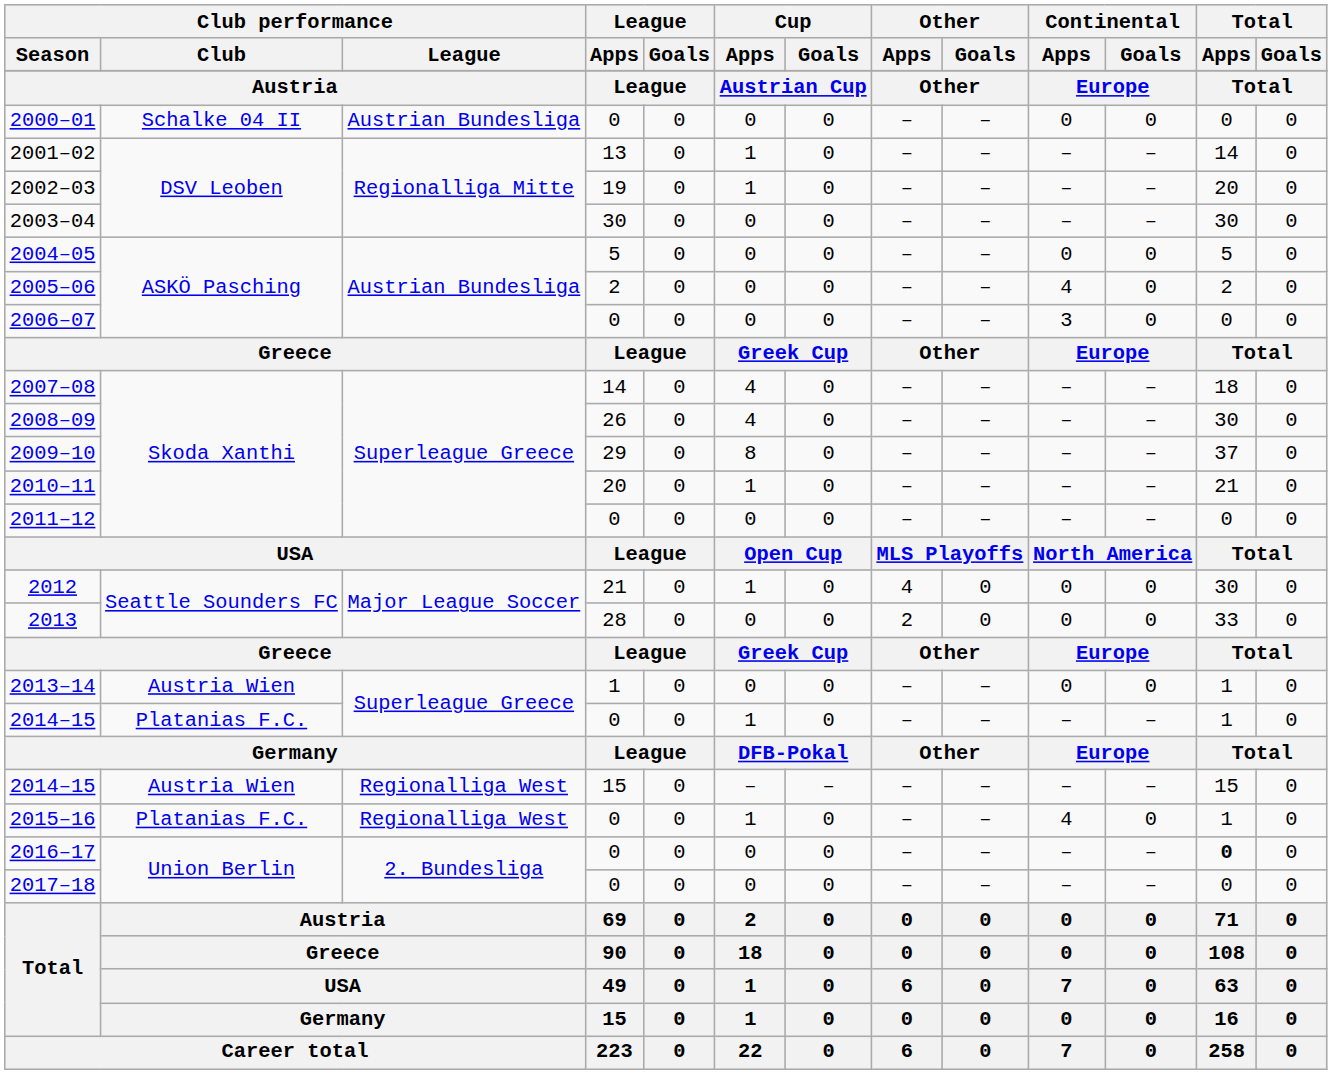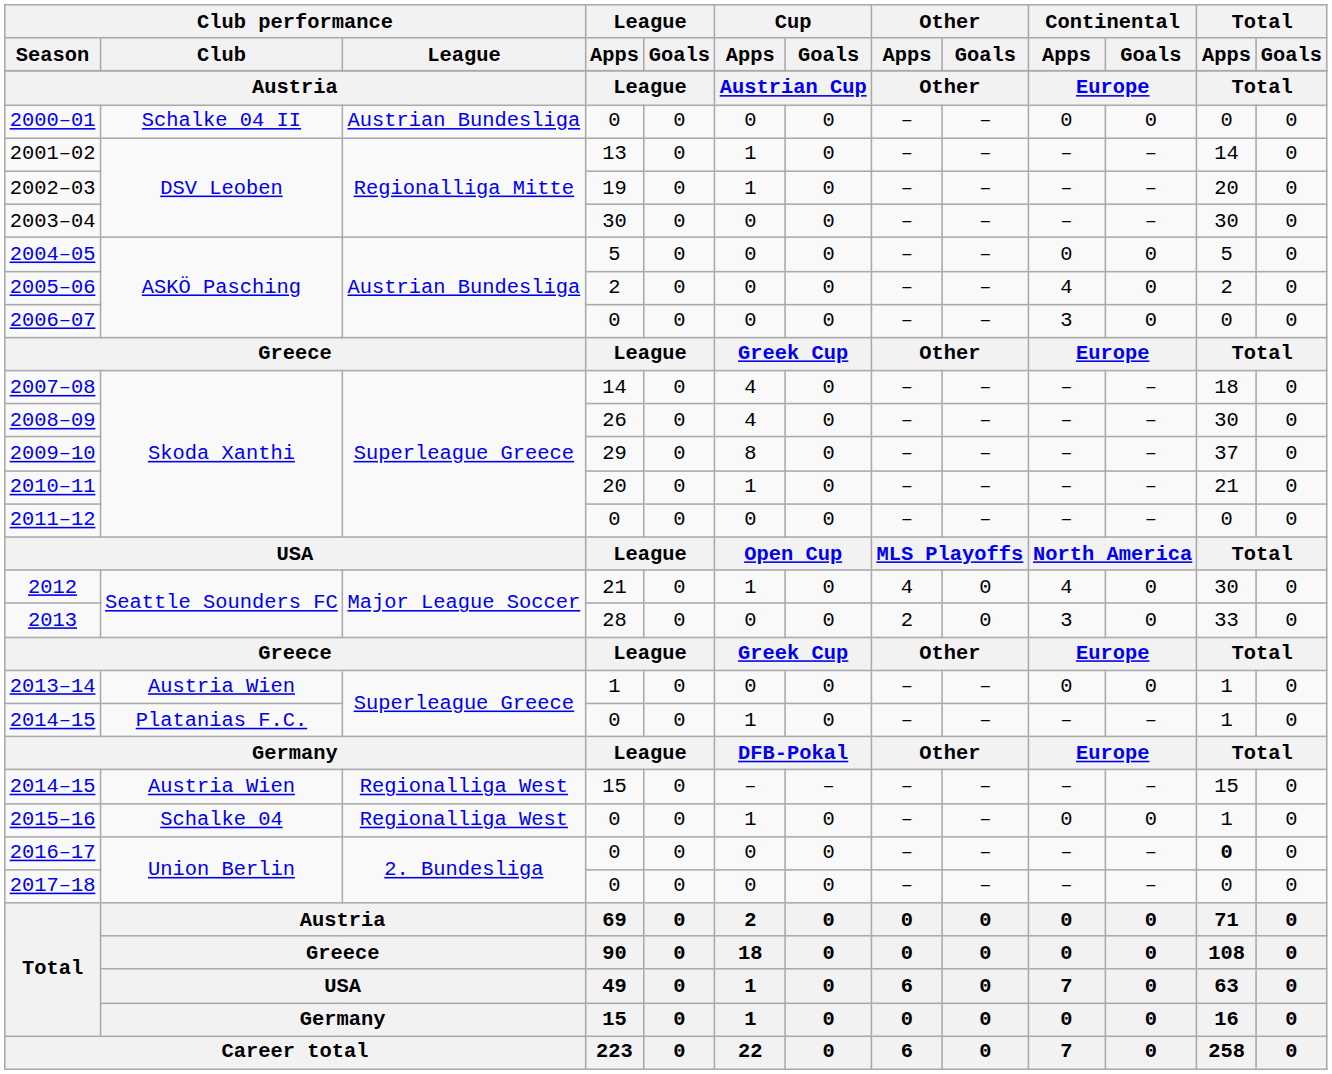(1066, 587) 0 -> (1066, 587) 4
(1066, 620) 0 -> (1066, 620) 3
(221, 820) Platanias F.C. -> (221, 820) Schalke 04
(1066, 820) 4 -> (1066, 820) 0
